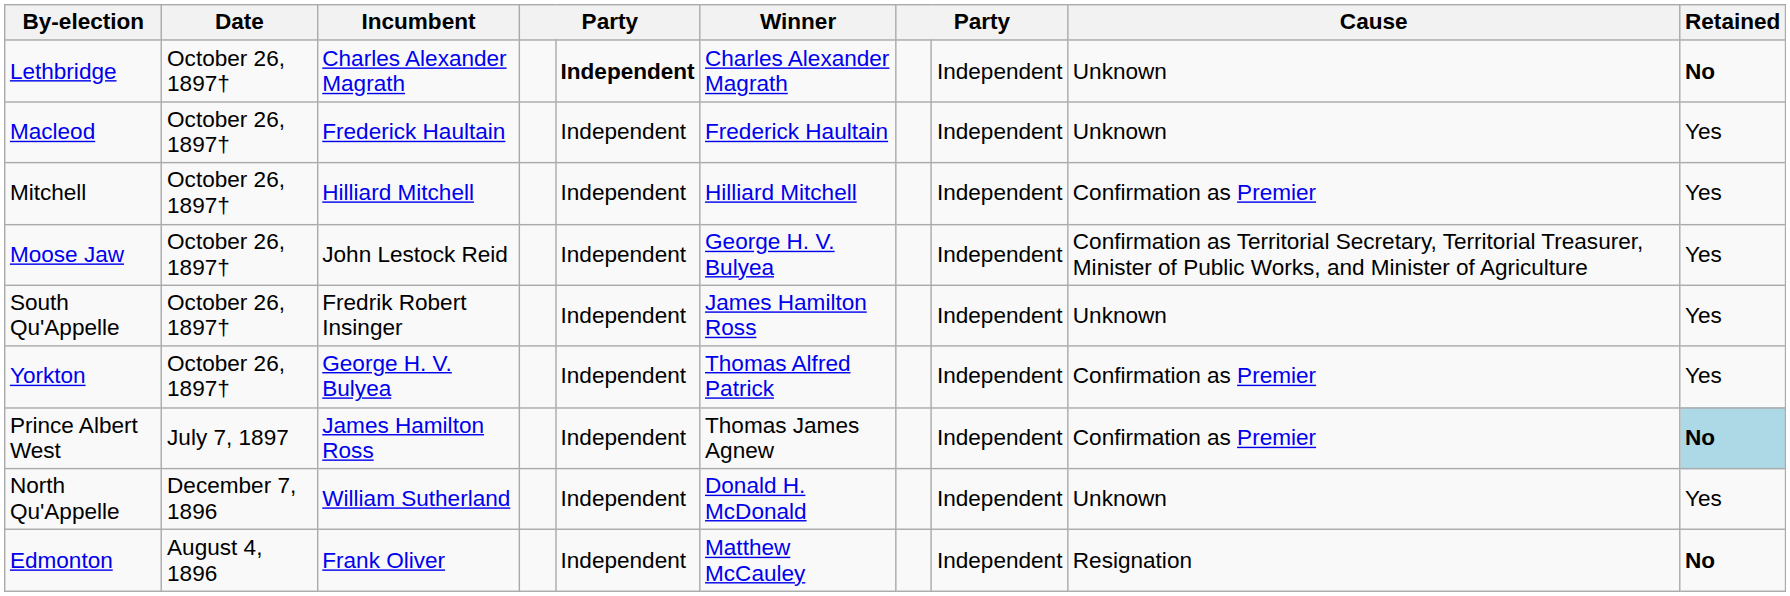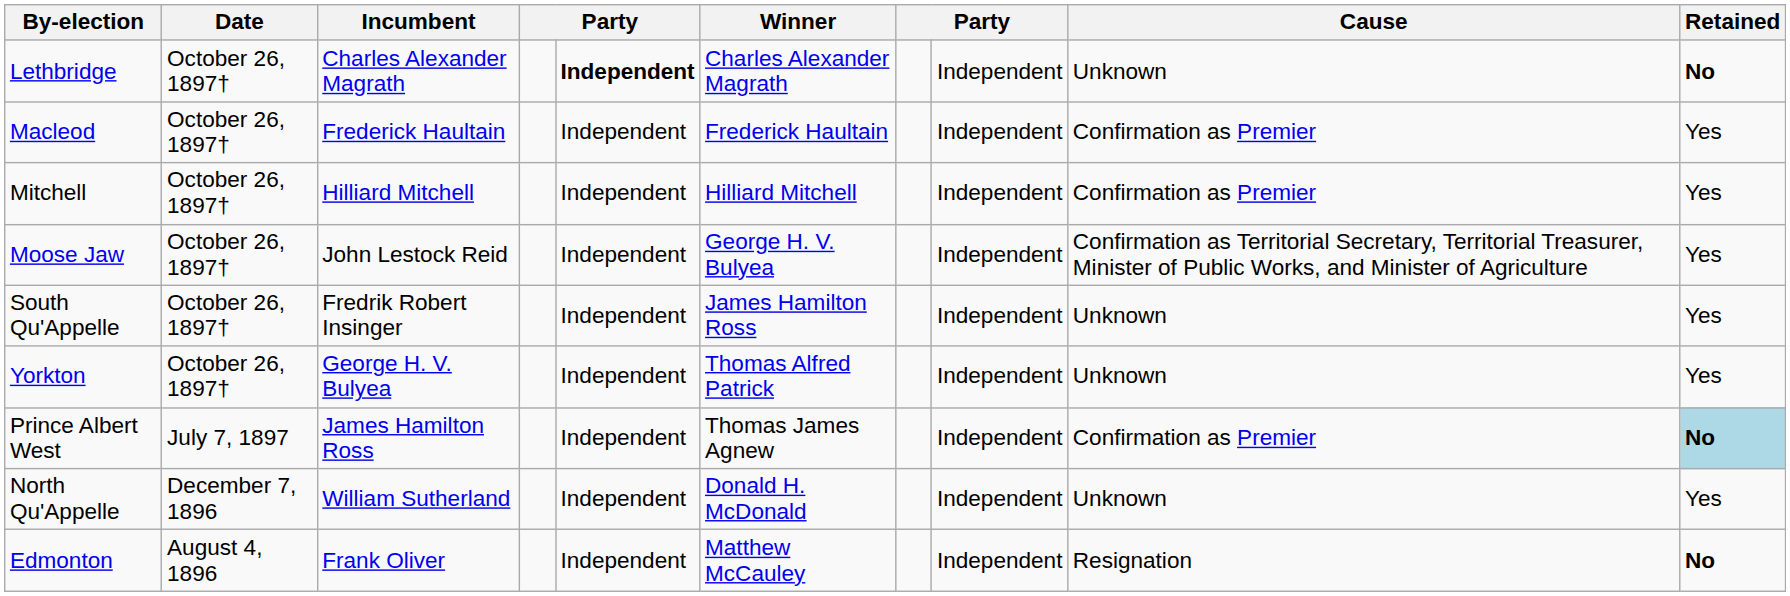(1120, 132) Unknown -> (1194, 132) Confirmation as Premier
(1194, 376) Confirmation as Premier -> (1120, 376) Unknown
